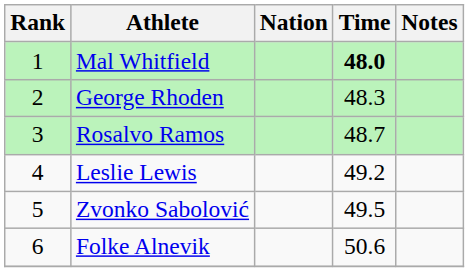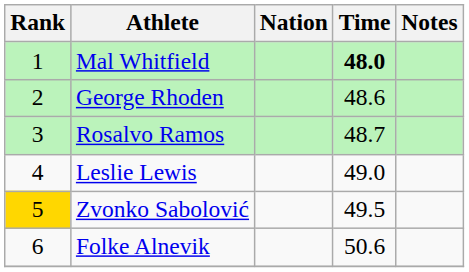(365, 97) 48.3 -> (365, 97) 48.6
(365, 172) 49.2 -> (365, 172) 49.0
(38, 209) no background -> (38, 209) gold background
